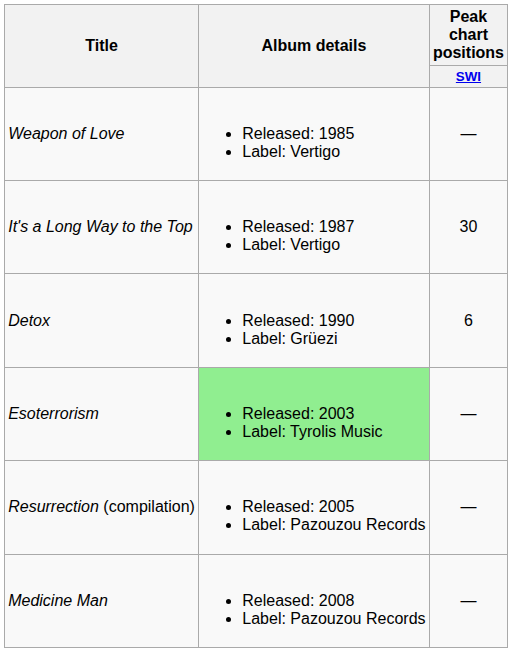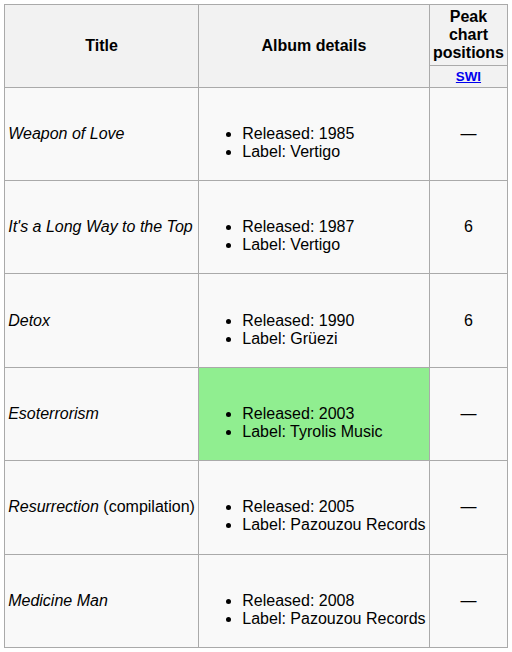(468, 227) 30 -> (468, 227) 6
